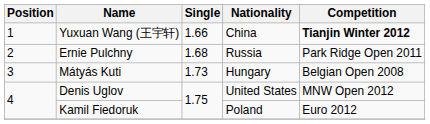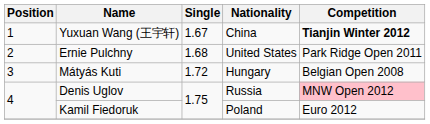(196, 33) 1.66 -> (196, 33) 1.67
(244, 53) Russia -> (261, 53) United States
(196, 72) 1.73 -> (196, 72) 1.72
(261, 91) United States -> (244, 91) Russia
(348, 91) no background -> (348, 91) pink background
